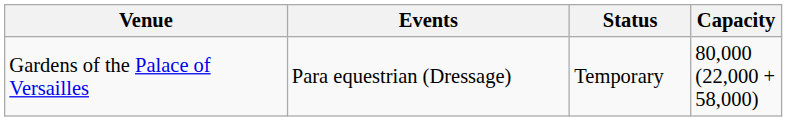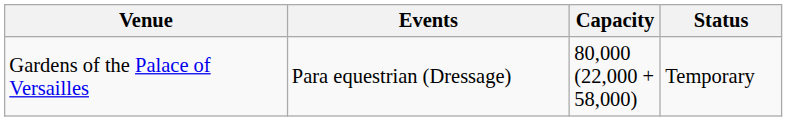columns swapped: (736, 20) <-> (630, 20)
